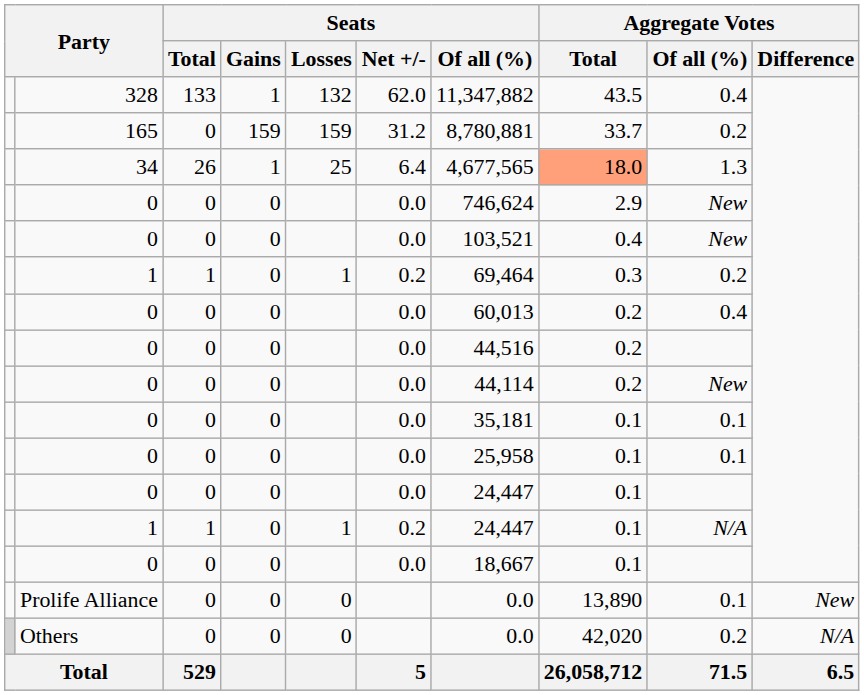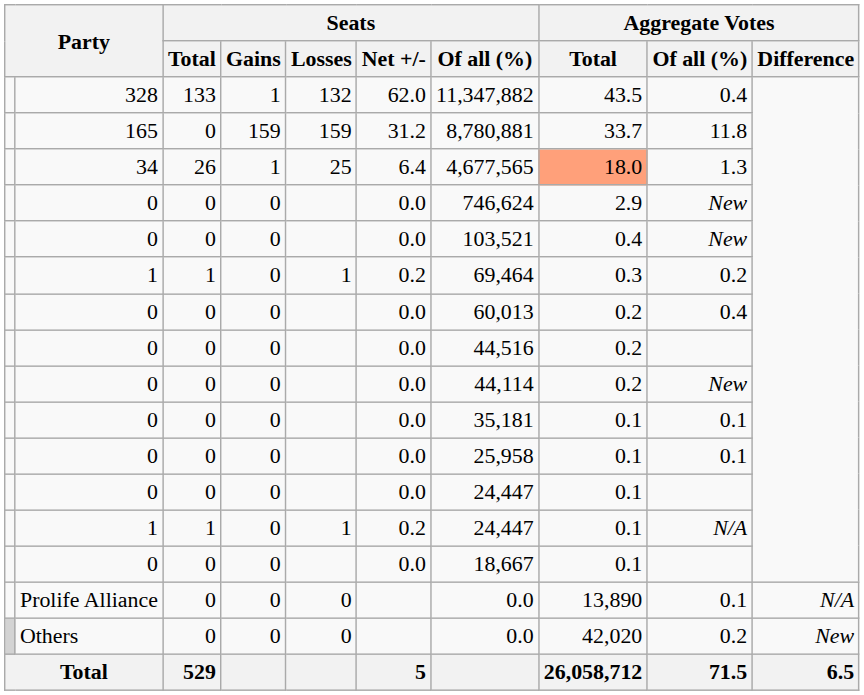(734, 131) 0.2 -> (728, 131) 11.8
(835, 600) New -> (837, 600) N/A
(837, 636) N/A -> (835, 636) New
